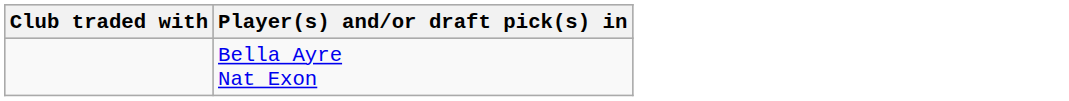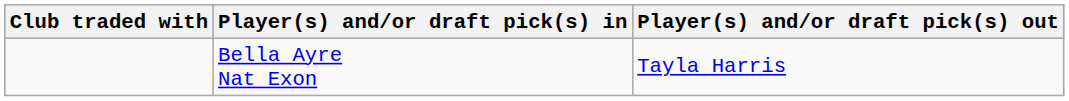+ column: (848, 22)
